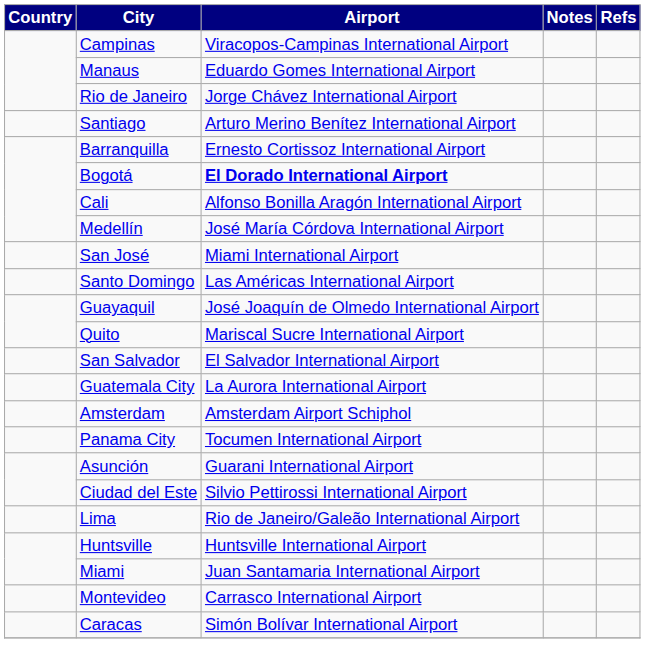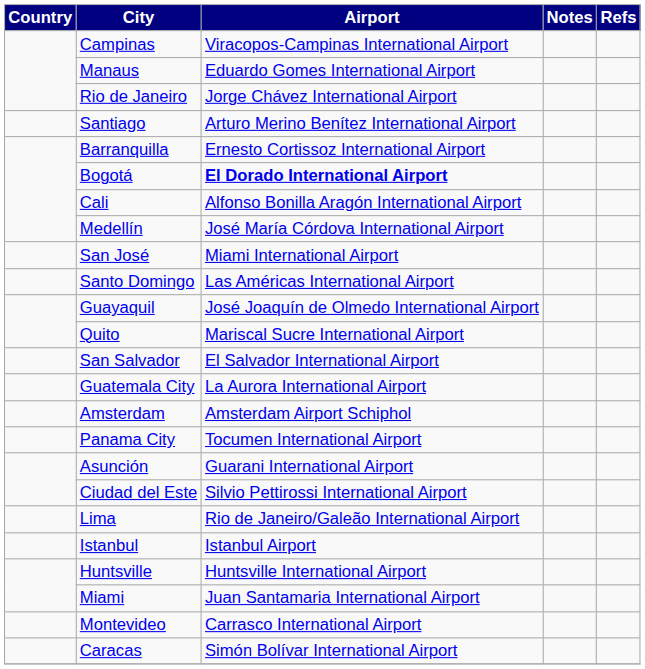+ row: (109, 545)
